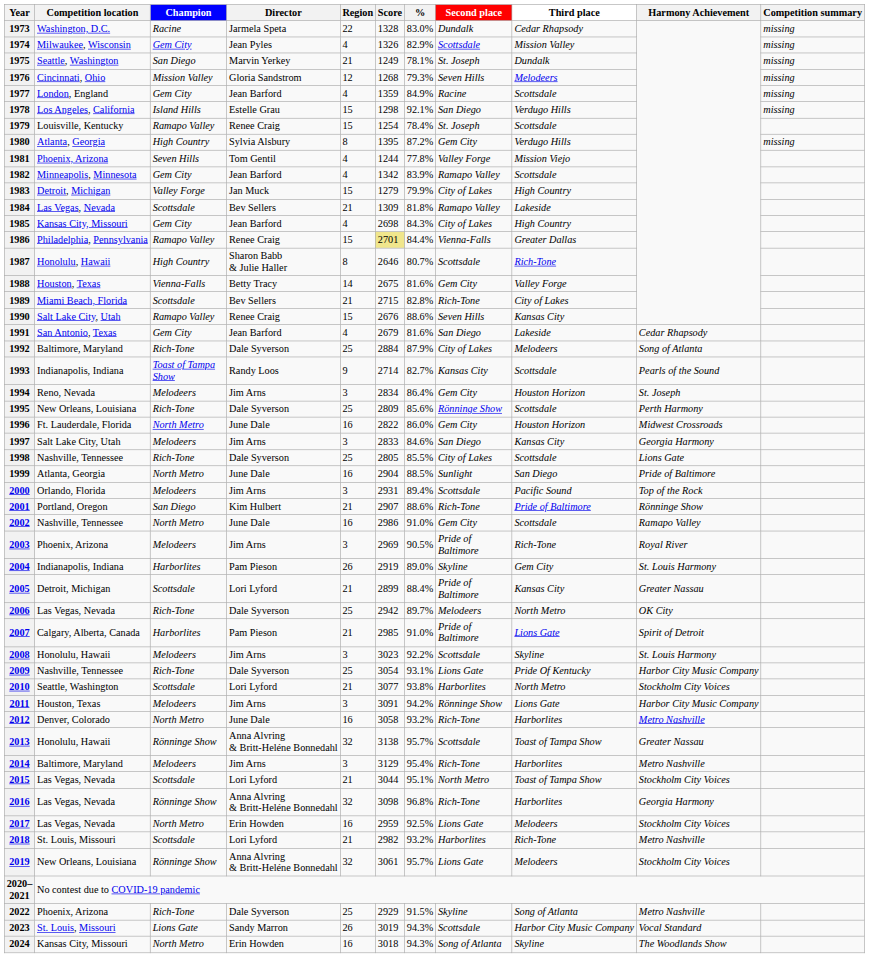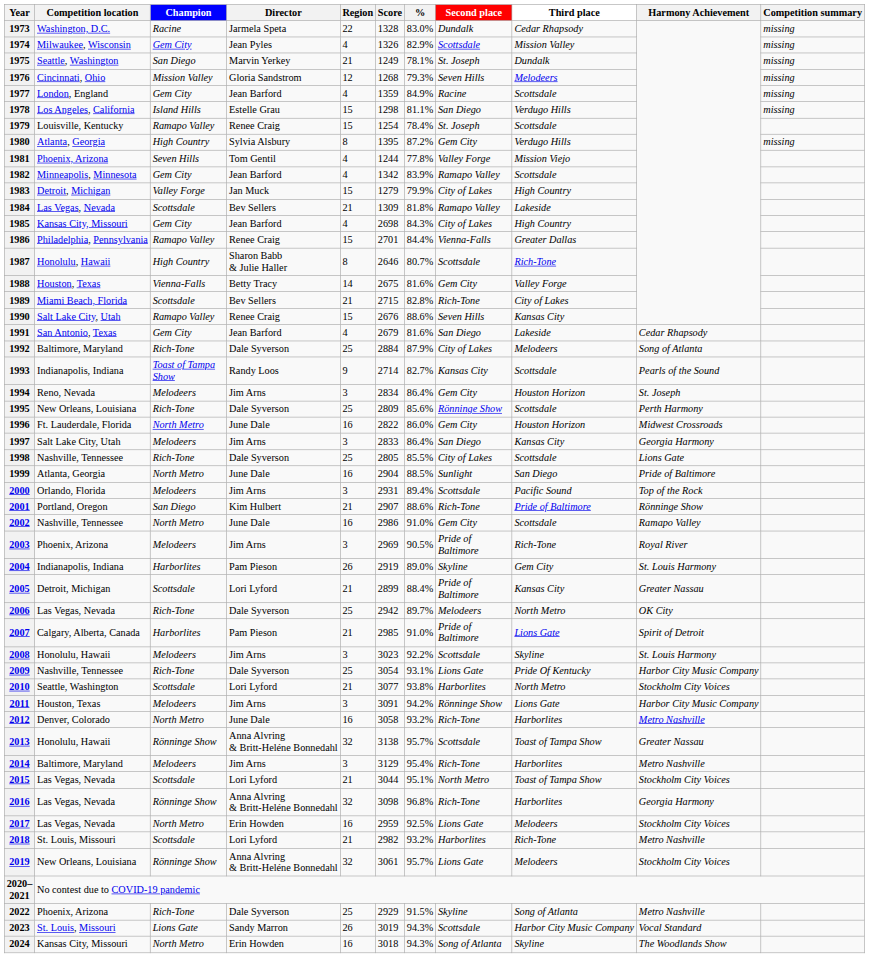(420, 110) 92.1% -> (420, 110) 81.1%
(388, 239) khaki background -> (388, 239) no background
(420, 441) 84.6% -> (420, 441) 86.4%
